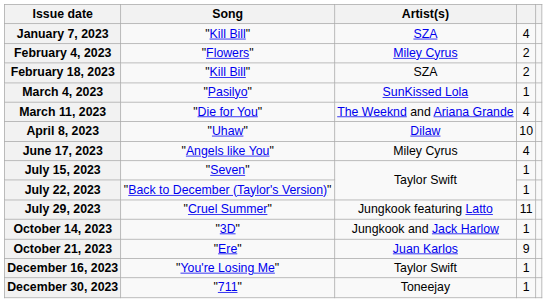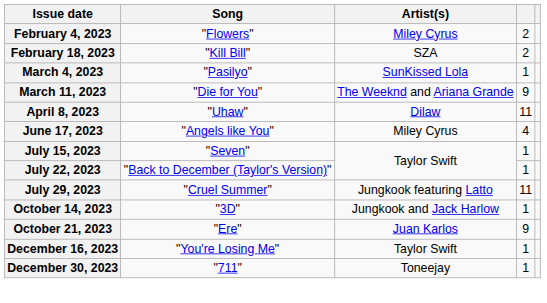- row: (63, 33)
(526, 111) 4 -> (526, 92) 9
(526, 131) 10 -> (526, 111) 11
